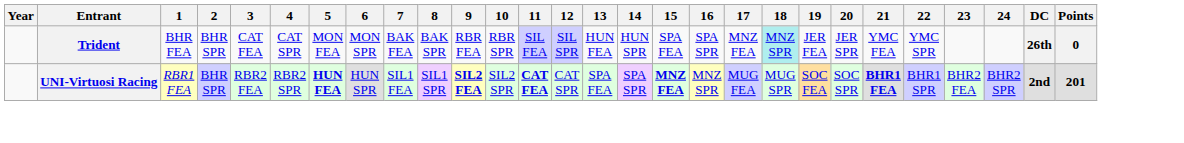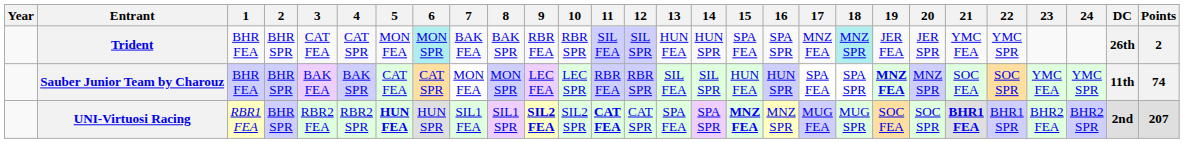(365, 44) no background -> (432, 44) paleturquoise background
(1076, 44) 0 -> (1159, 44) 2
+ row: (132, 81)
(1076, 81) 201 -> (1159, 119) 207
